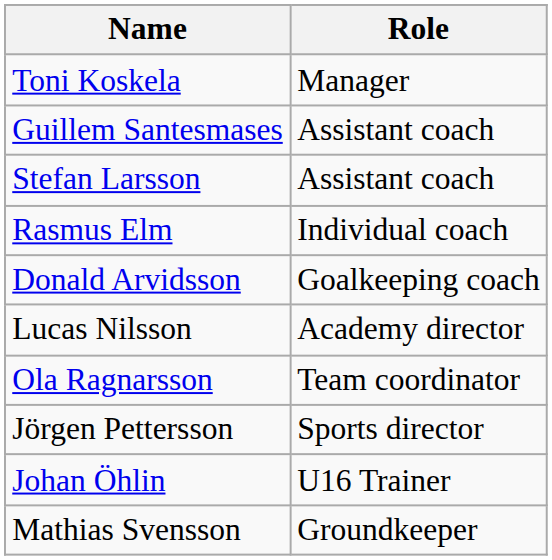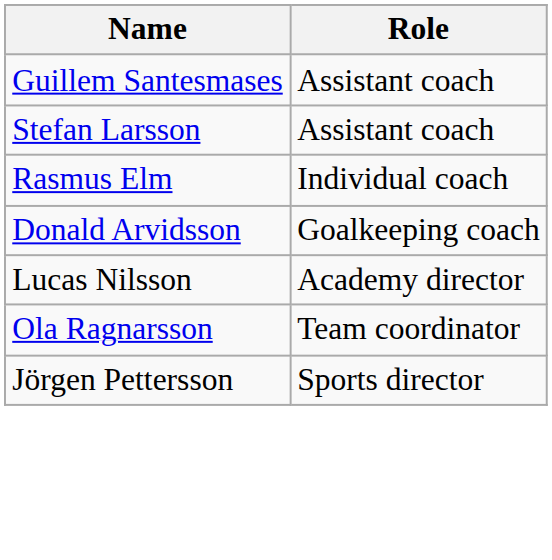- row: (96, 79)
- row: (89, 479)
- row: (127, 529)
